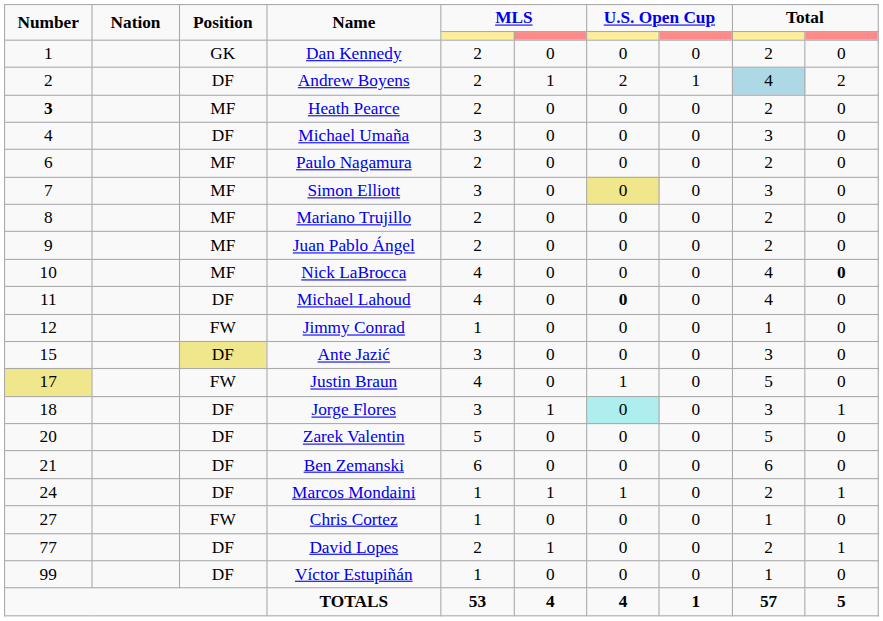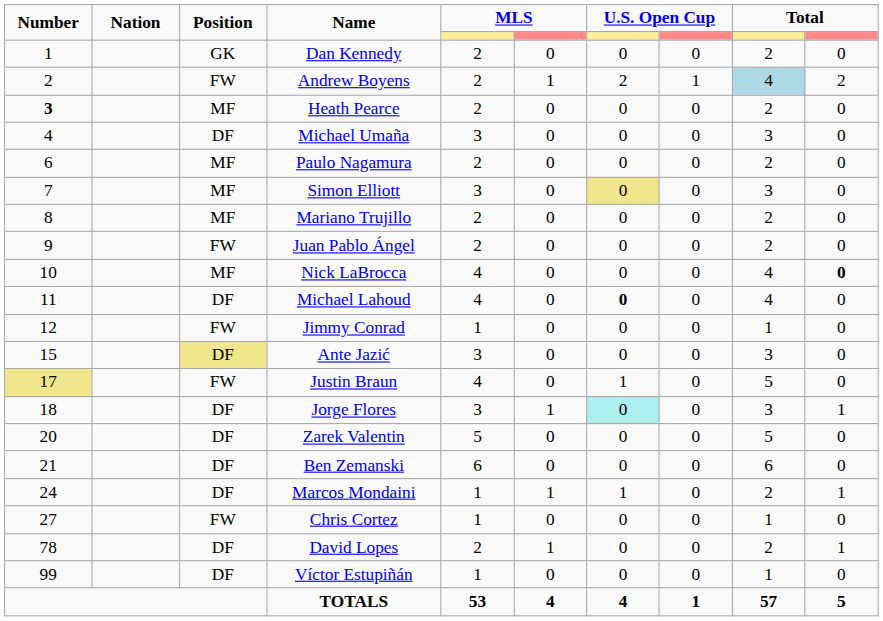(223, 80) DF -> (223, 80) FW
(223, 245) MF -> (223, 245) FW
(48, 546) 77 -> (48, 546) 78
